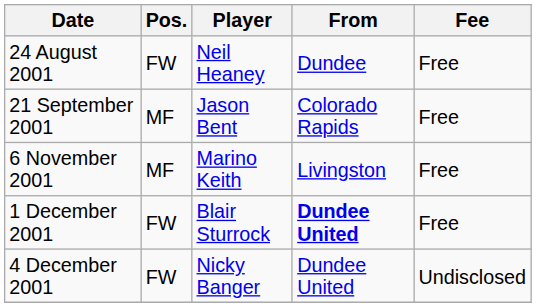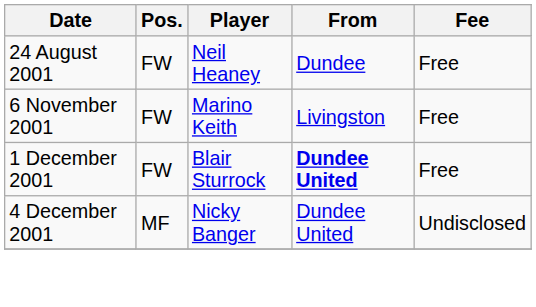- row: (71, 116)
(160, 170) MF -> (156, 116) FW
(161, 276) FW -> (155, 223) MF
